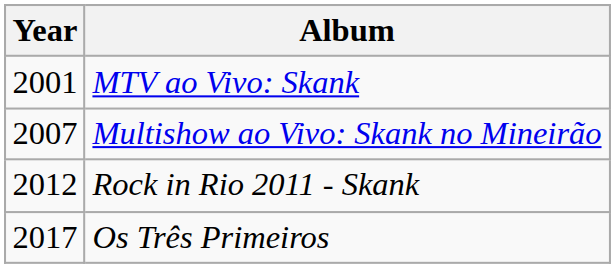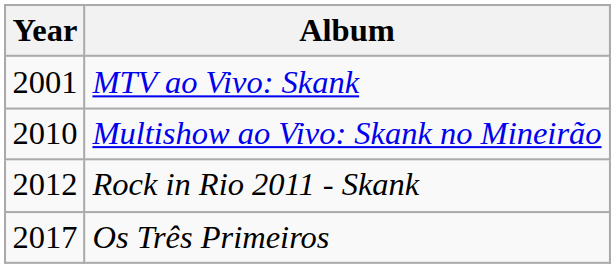(45, 133) 2007 -> (45, 133) 2010
